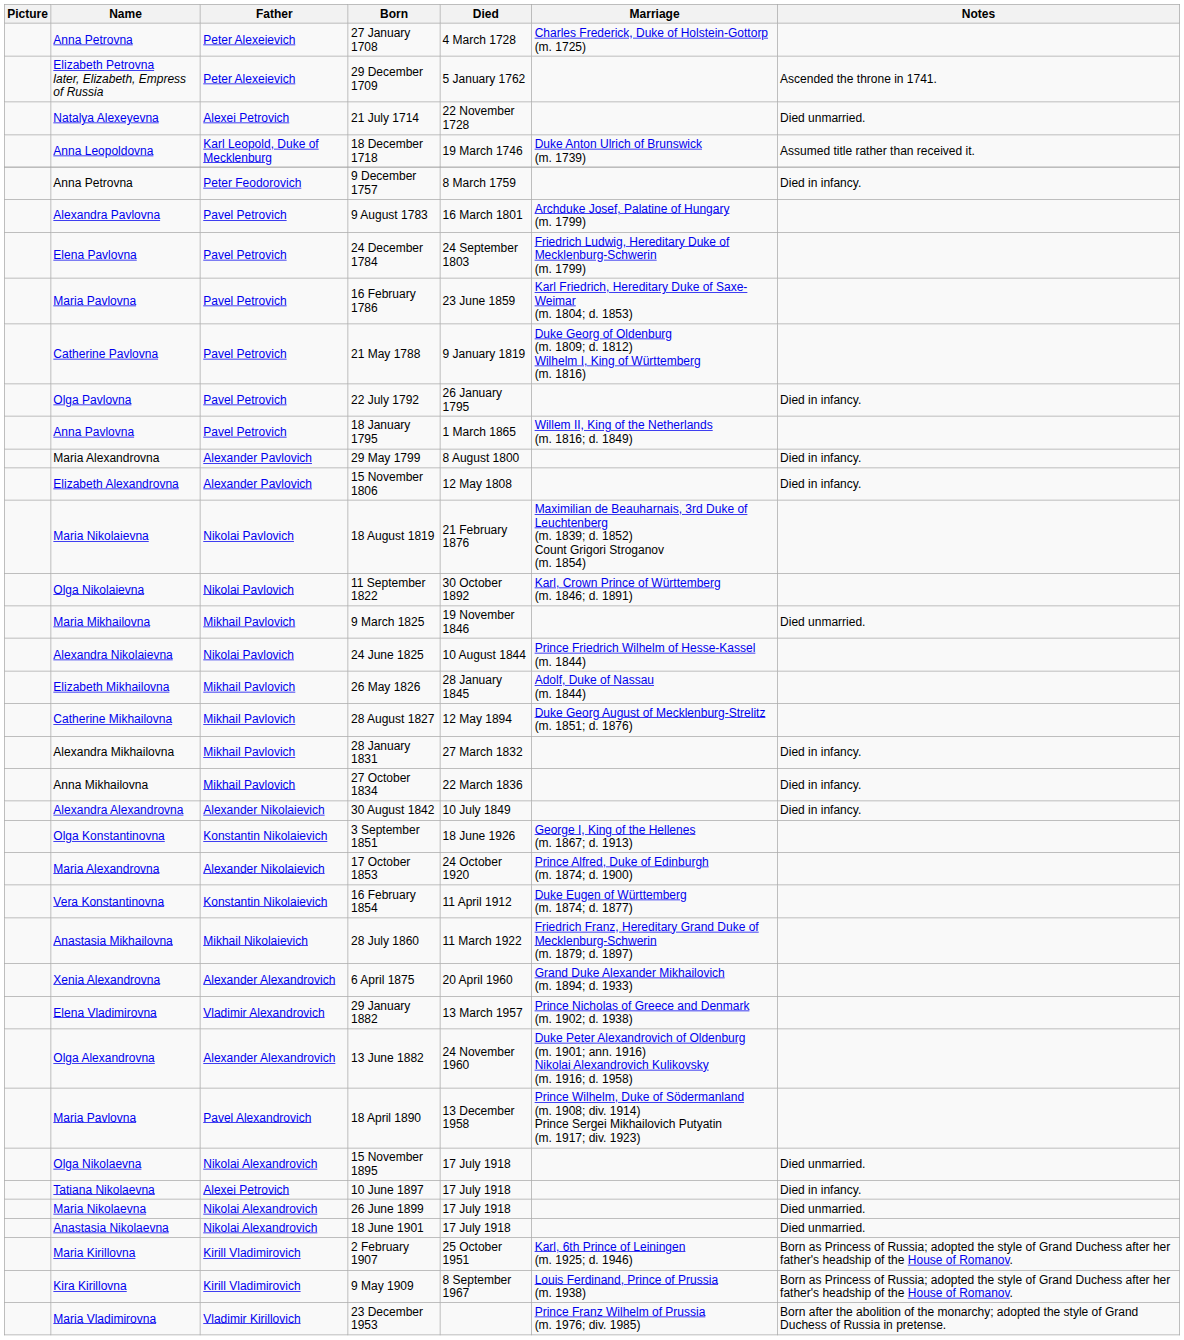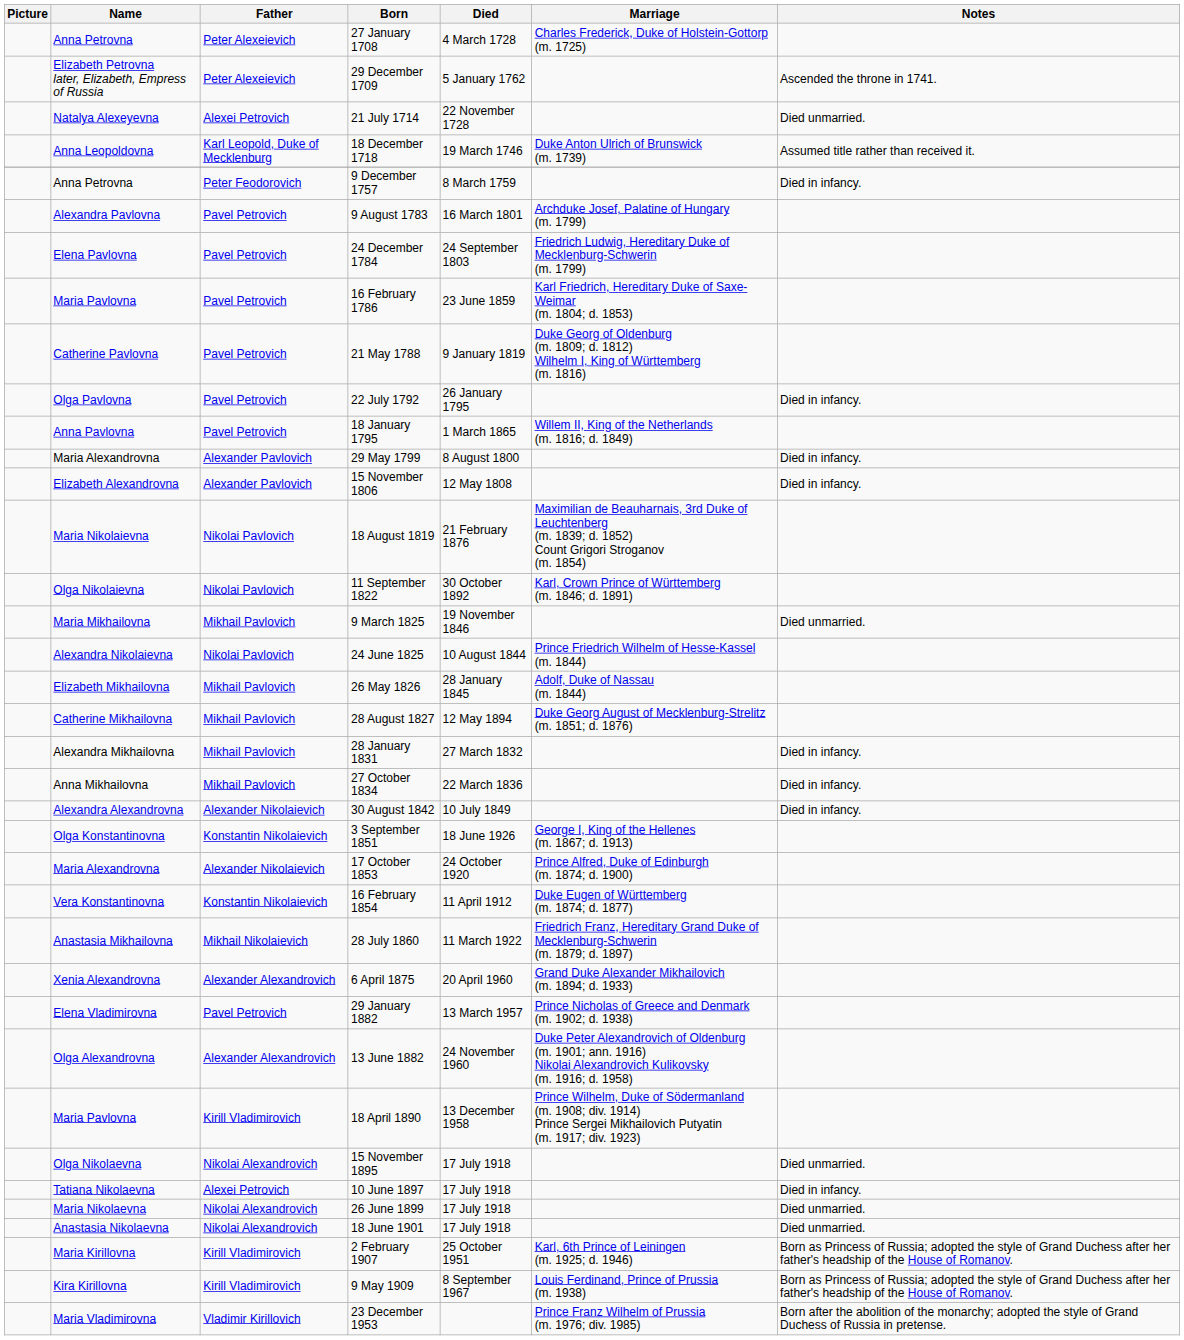(264, 1012) Vladimir Alexandrovich -> (245, 1012) Pavel Petrovich
(257, 1118) Pavel Alexandrovich -> (252, 1118) Kirill Vladimirovich
